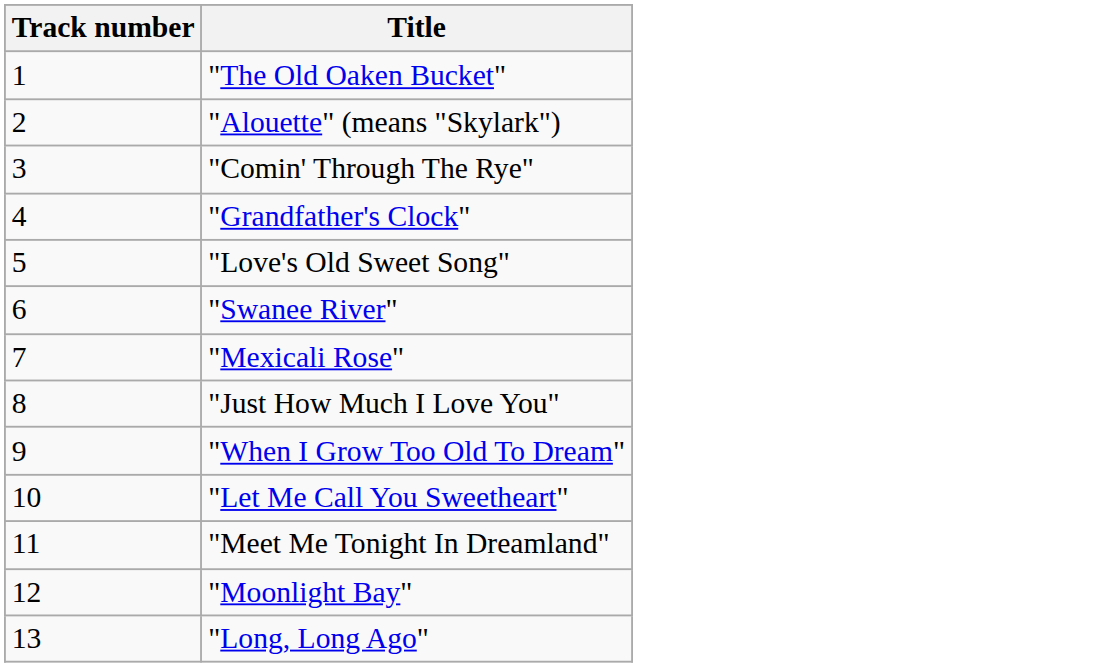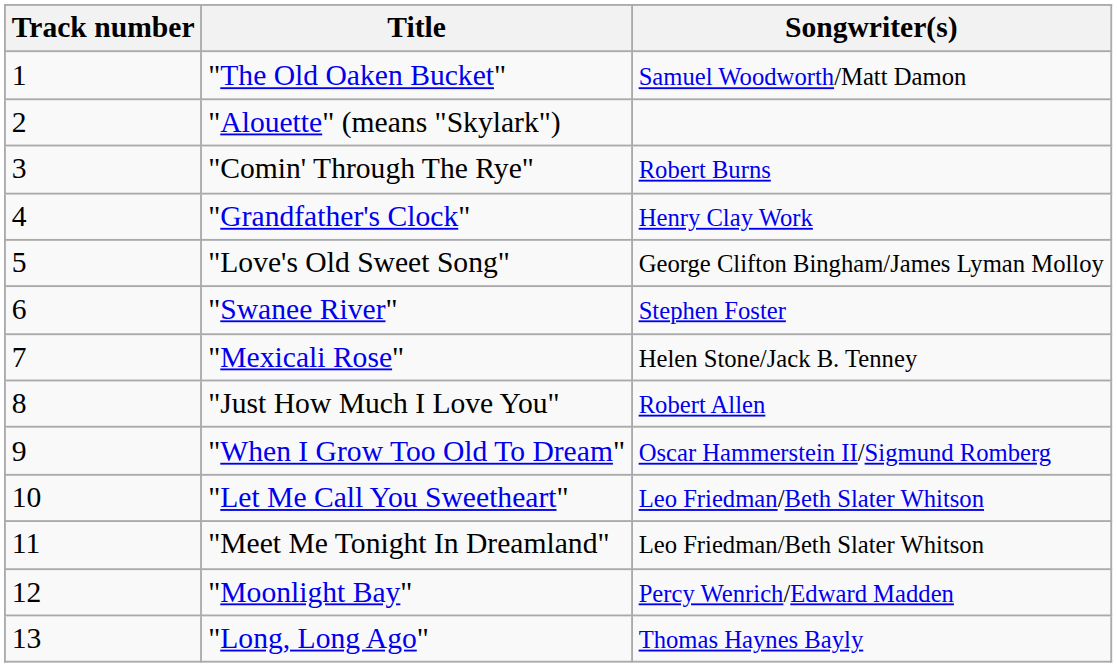+ column: (871, 27)
